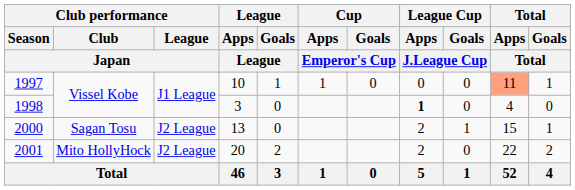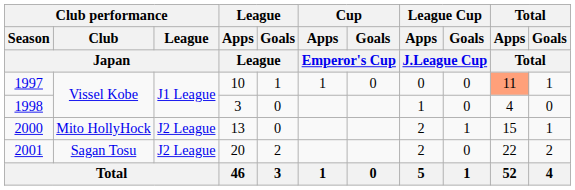(421, 106) bold -> (421, 106) normal
(103, 128) Sagan Tosu -> (103, 128) Mito HollyHock
(103, 151) Mito HollyHock -> (103, 151) Sagan Tosu
